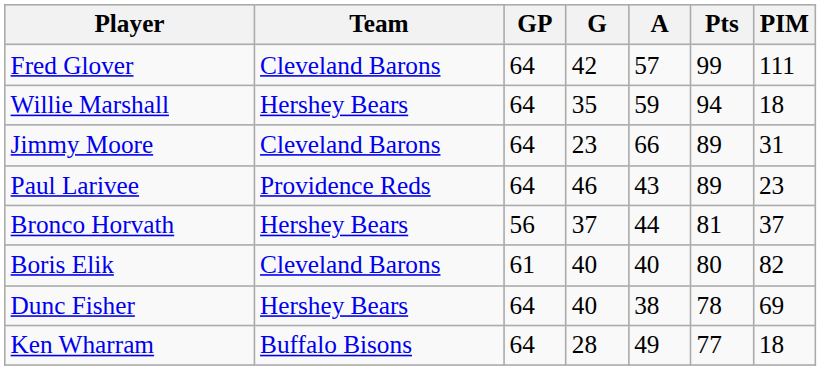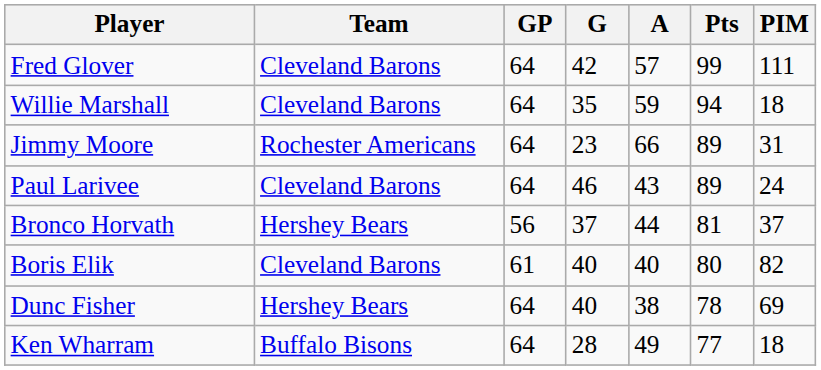(334, 104) Hershey Bears -> (350, 104) Cleveland Barons
(350, 144) Cleveland Barons -> (368, 144) Rochester Americans
(345, 184) Providence Reds -> (350, 184) Cleveland Barons
(772, 184) 23 -> (772, 184) 24
